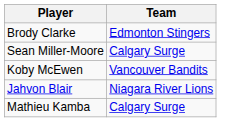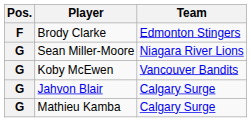+ column: (20, 13)
(147, 51) Calgary Surge -> (192, 51) Niagara River Lions
(161, 88) Niagara River Lions -> (178, 88) Calgary Surge
